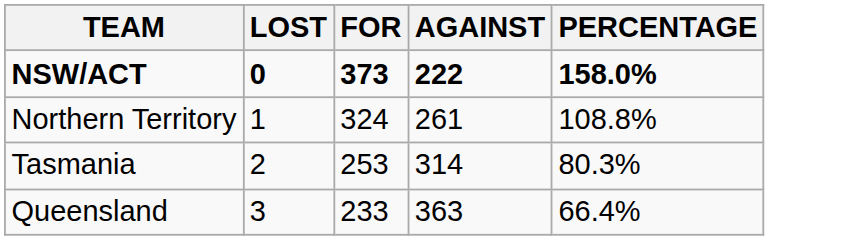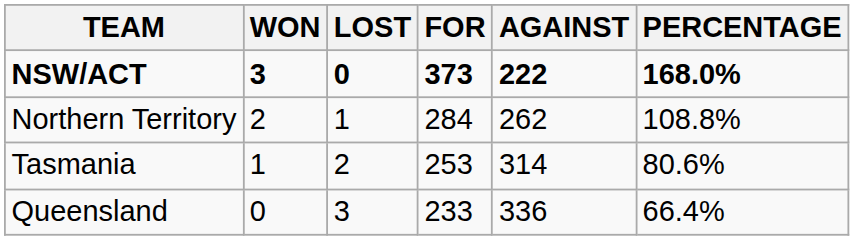+ column: (285, 27)
(608, 73) 158.0% -> (692, 73) 168.0%
(364, 119) 324 -> (449, 119) 284
(439, 119) 261 -> (523, 119) 262
(600, 165) 80.3% -> (684, 165) 80.6%
(439, 211) 363 -> (523, 211) 336
